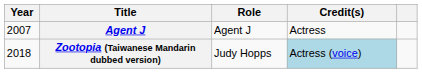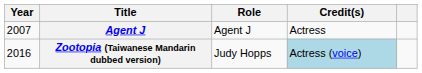(19, 53) 2018 -> (19, 53) 2016
